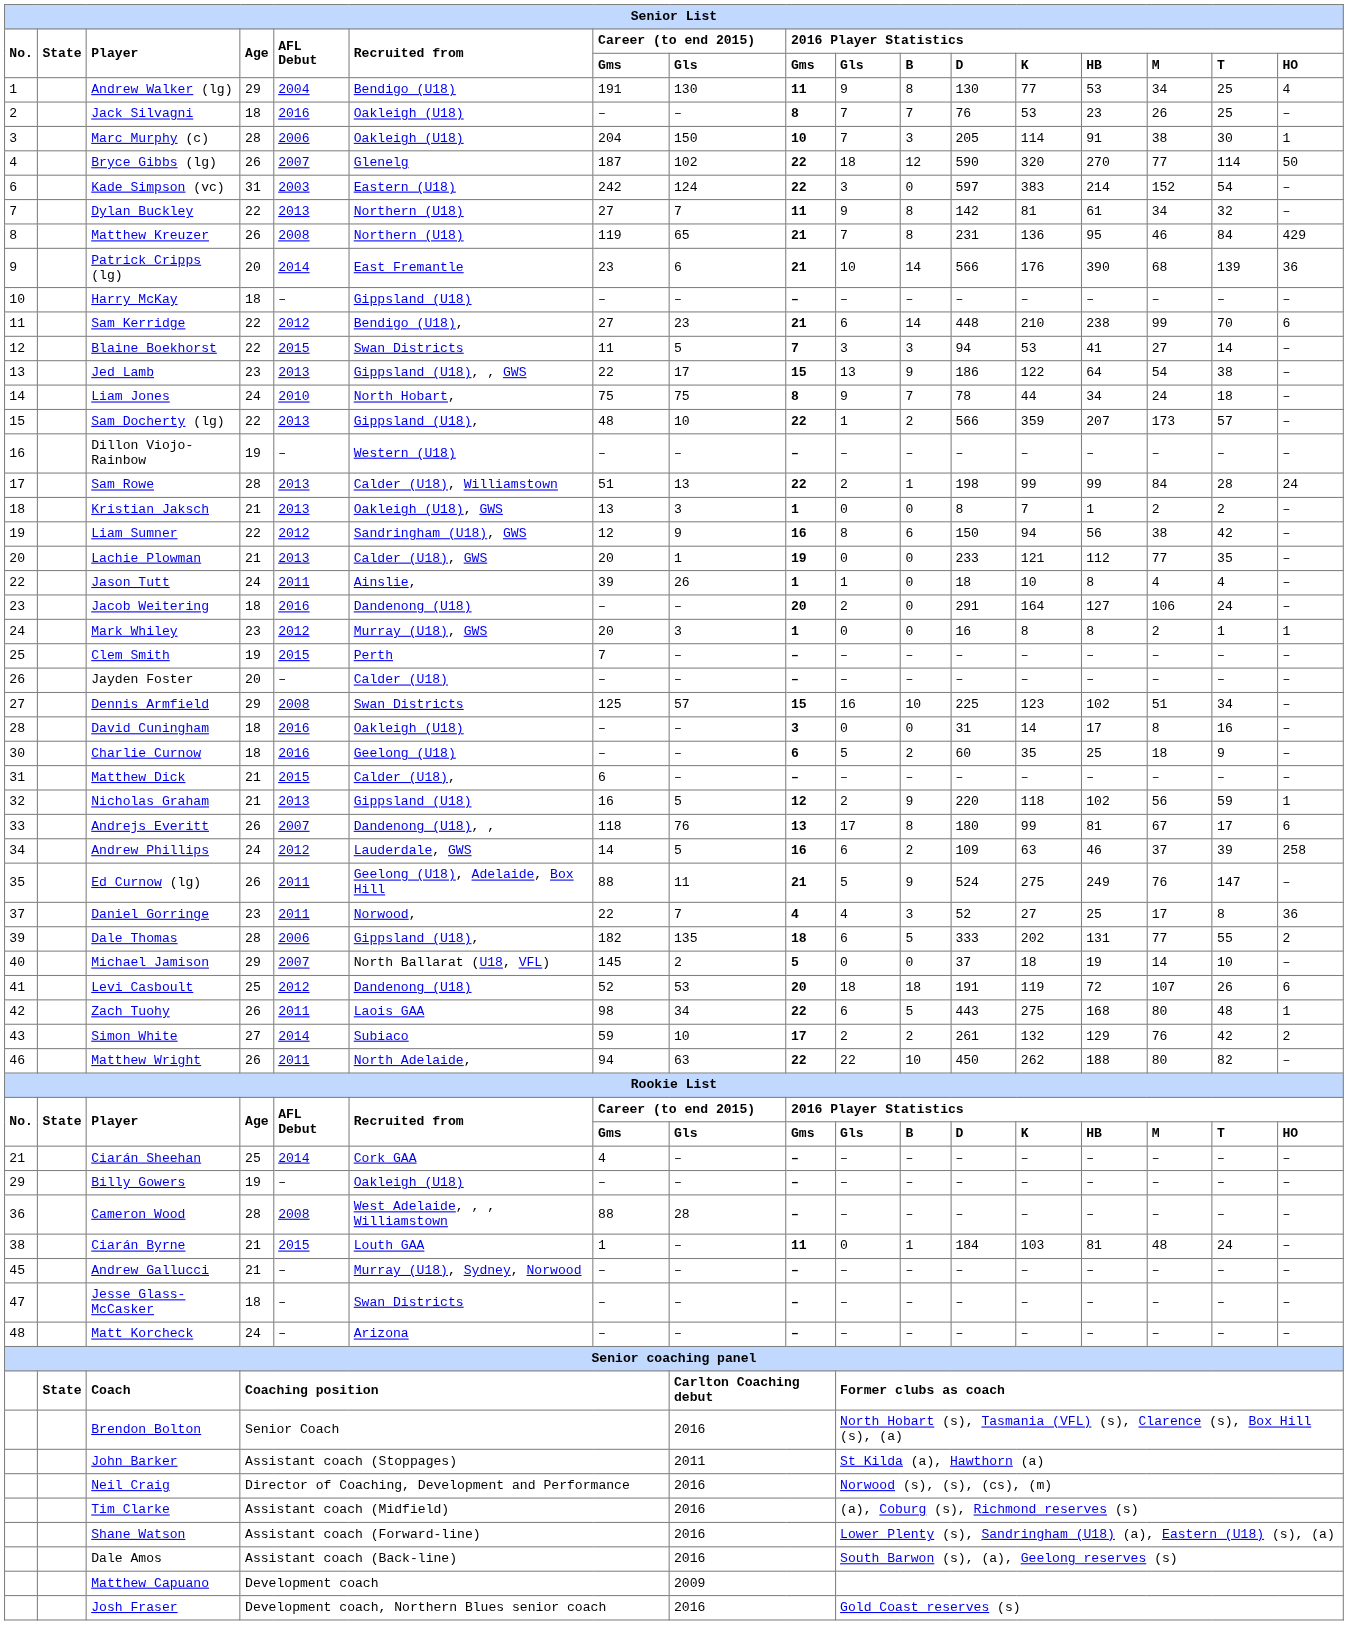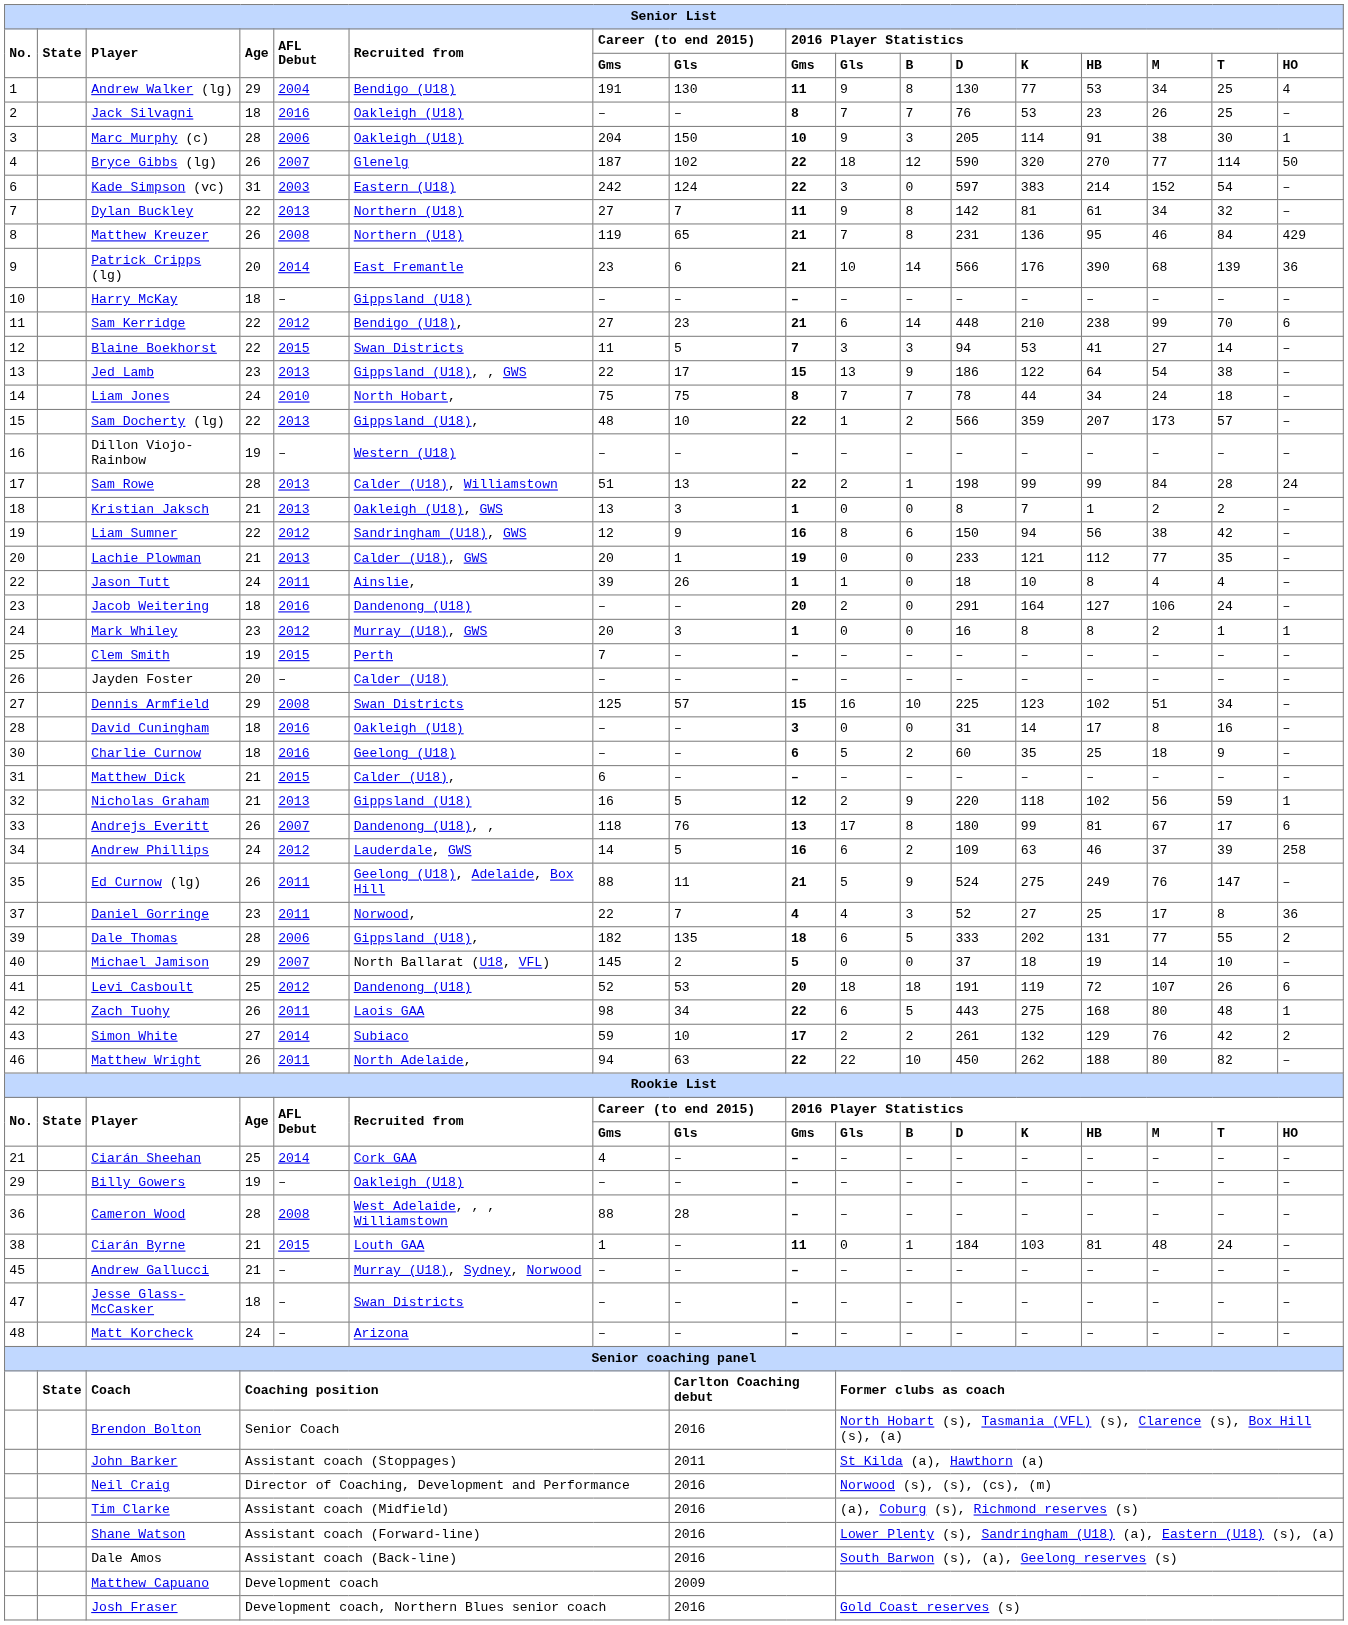(844, 139) 7 -> (844, 139) 9
(844, 397) 9 -> (844, 397) 7
